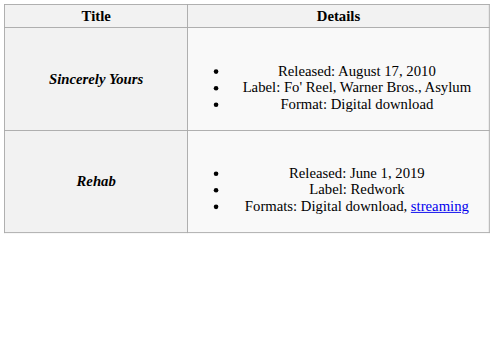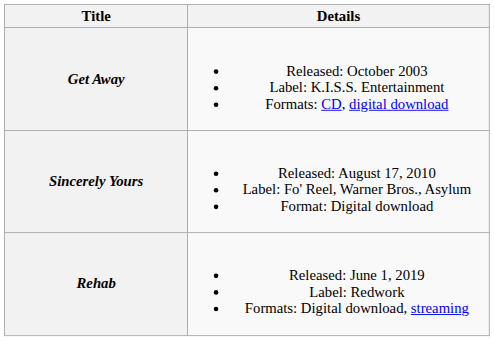+ row: (96, 79)
